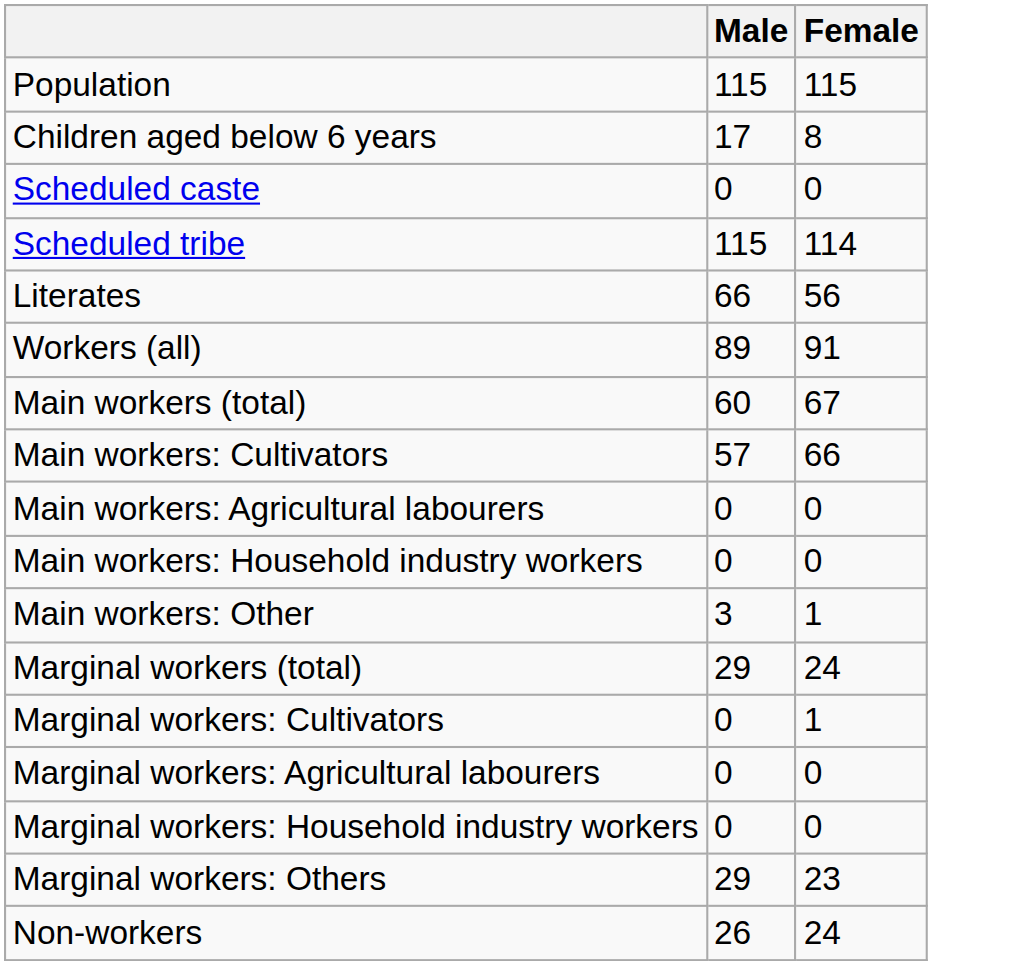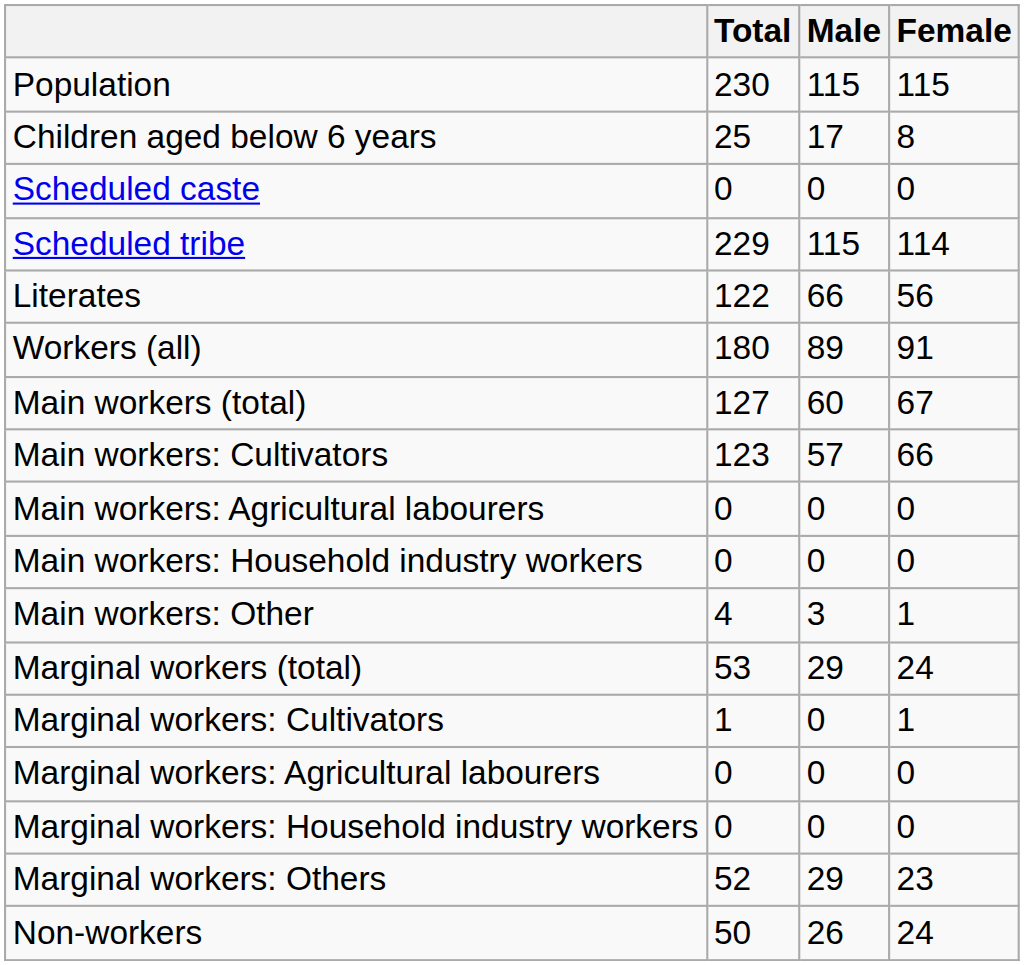+ column: (753, 31)
